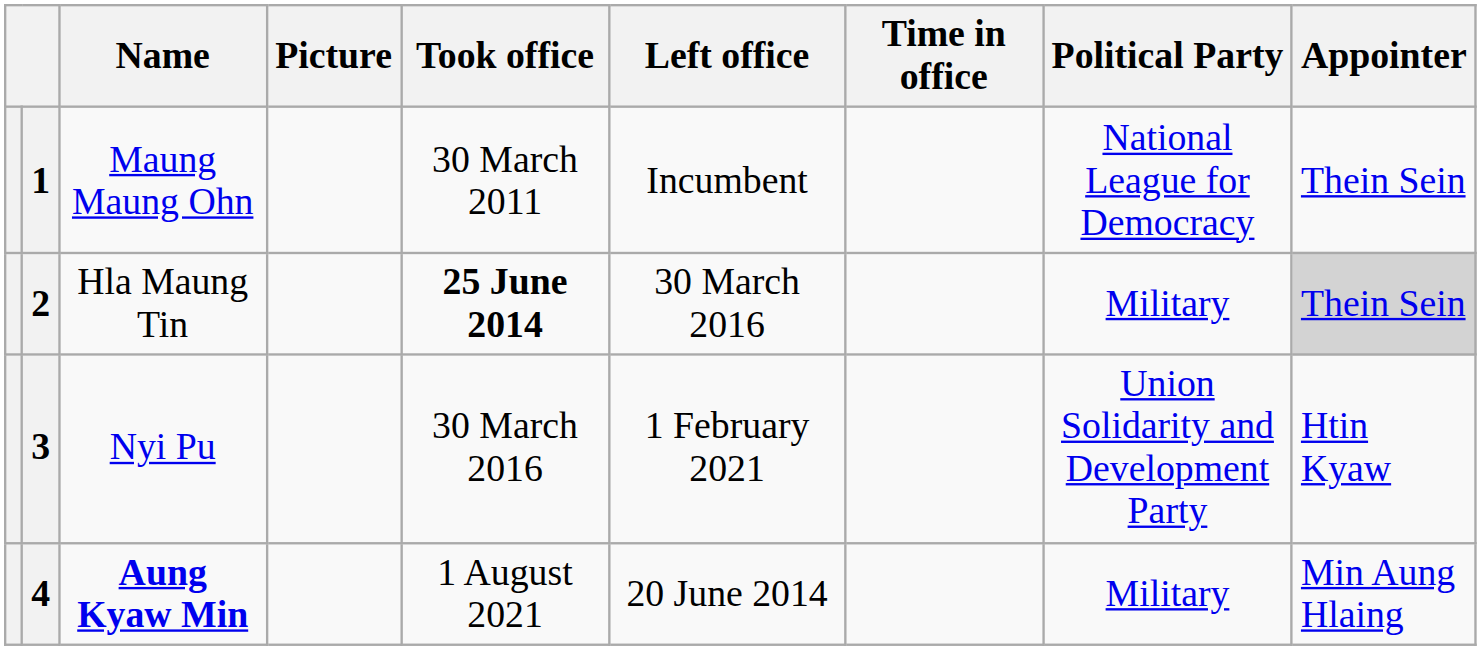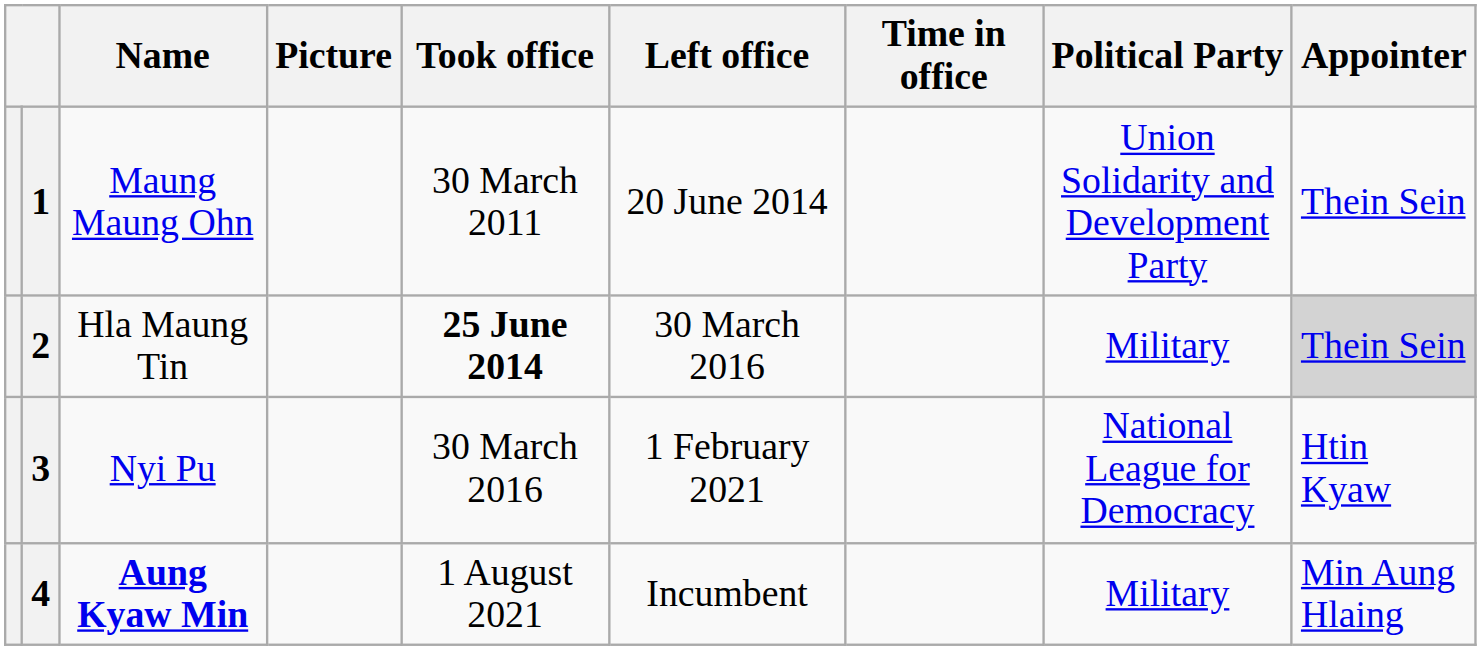(727, 179) Incumbent -> (727, 200) 20 June 2014
(1167, 179) National League for Democracy -> (1167, 200) Union Solidarity and Development Party
(1167, 447) Union Solidarity and Development Party -> (1167, 468) National League for Democracy
(727, 592) 20 June 2014 -> (727, 592) Incumbent
